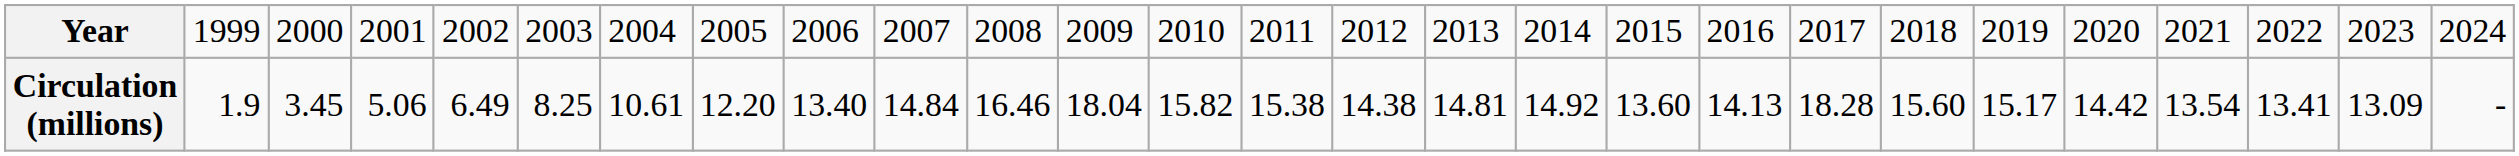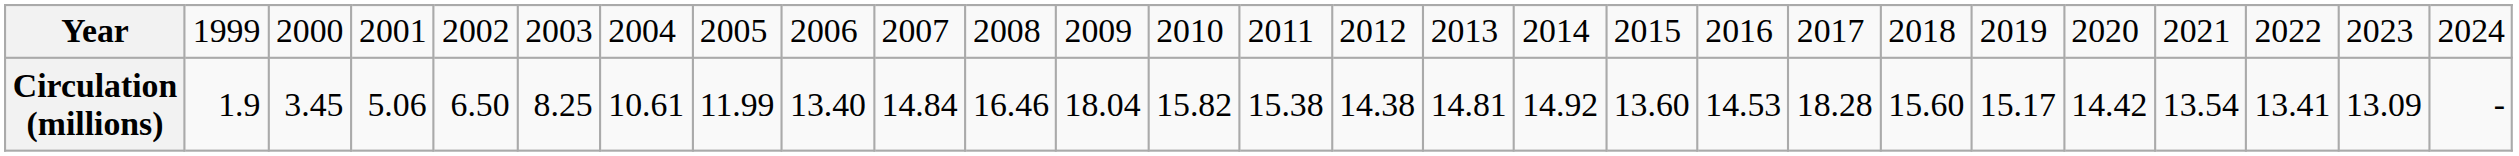(480, 103) 6.49 -> (480, 103) 6.50
(738, 103) 12.20 -> (737, 103) 11.99
(1744, 103) 14.13 -> (1743, 103) 14.53
